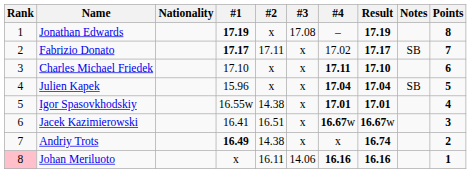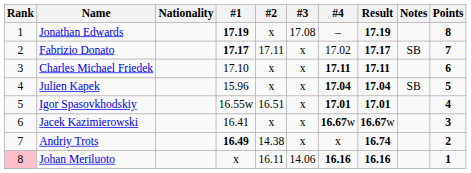(377, 68) 17.10 -> (377, 68) 17.11
(271, 104) 14.38 -> (271, 104) 16.51
(271, 123) 16.51 -> (271, 123) x
